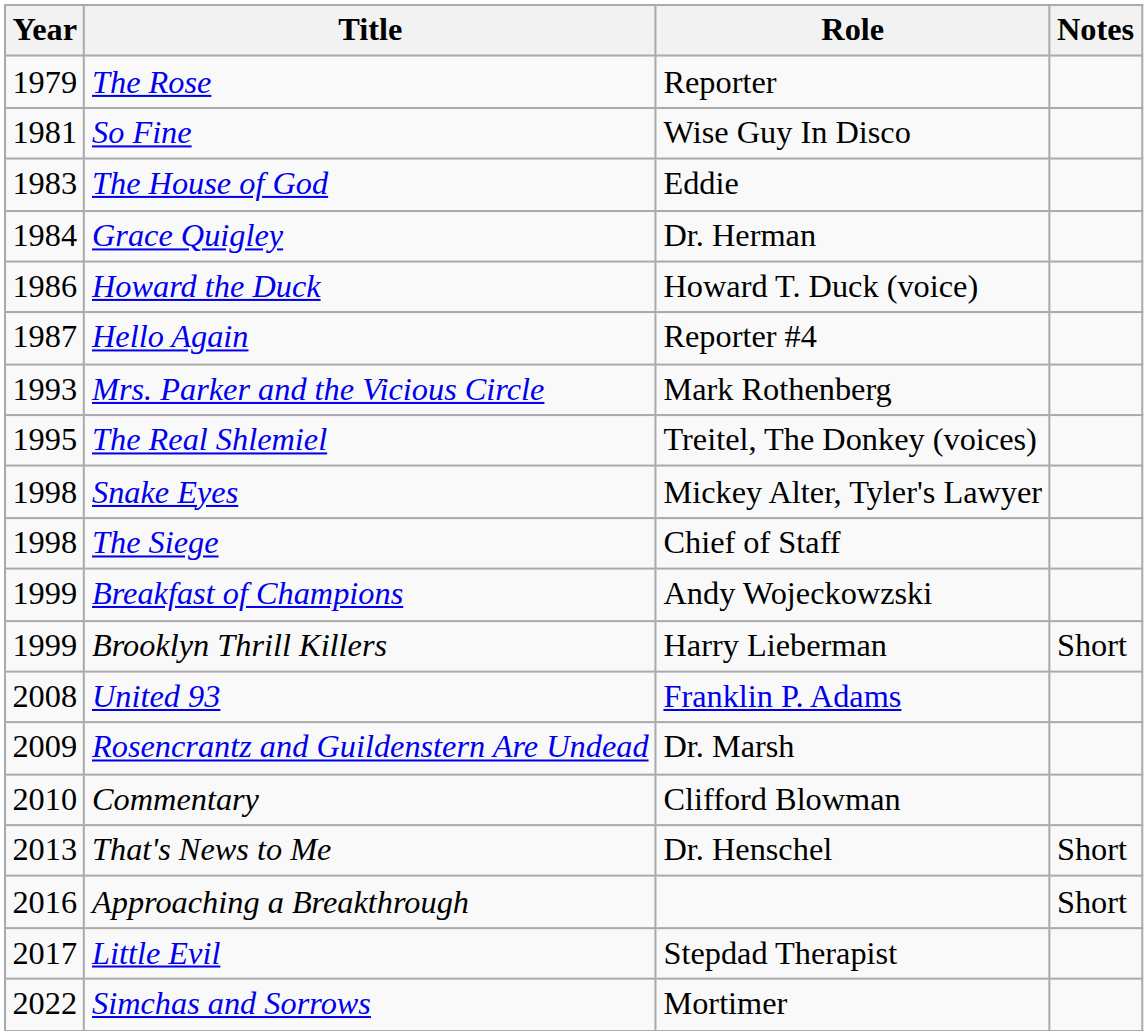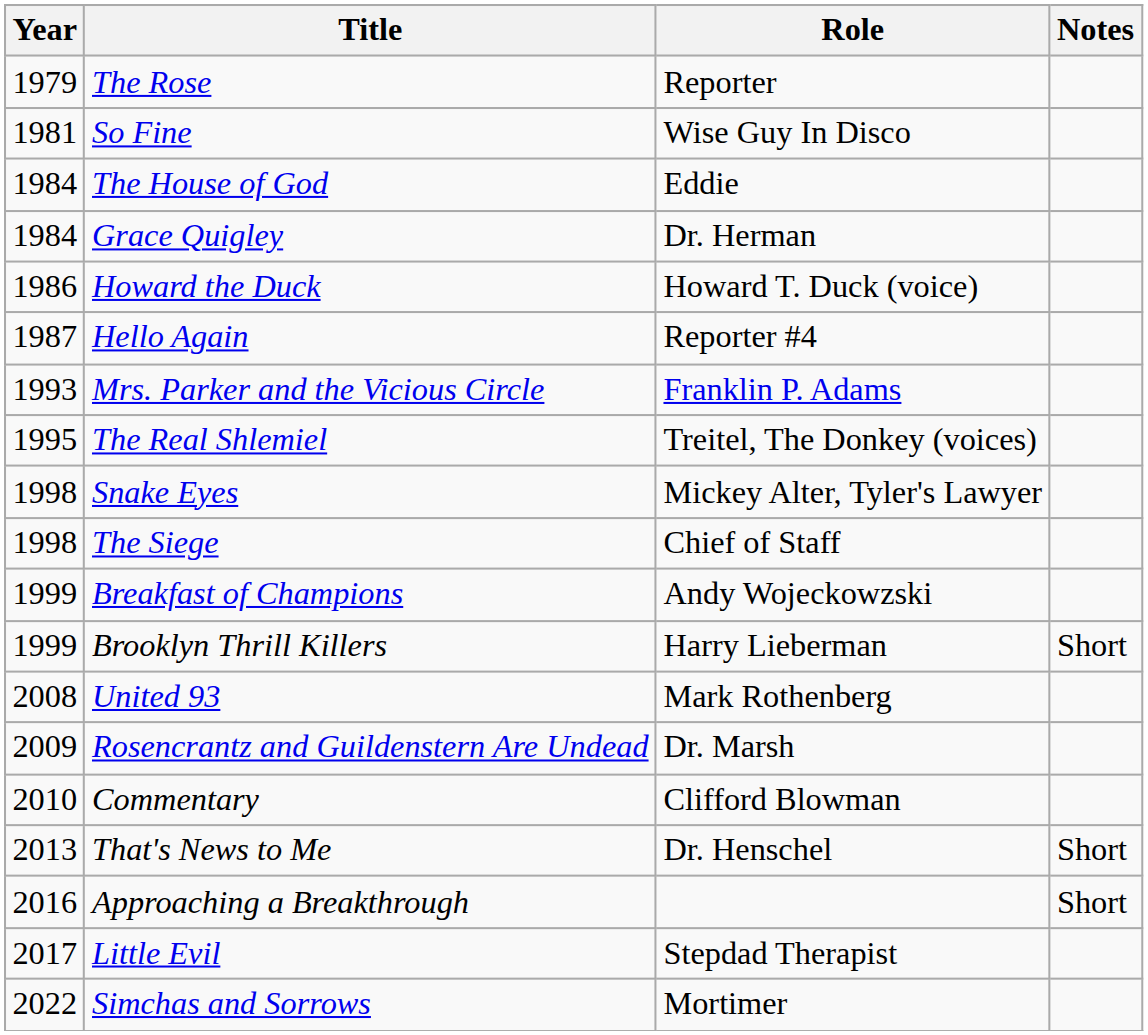(45, 183) 1983 -> (45, 183) 1984
(778, 388) Mark Rothenberg -> (782, 388) Franklin P. Adams
(782, 696) Franklin P. Adams -> (778, 696) Mark Rothenberg
